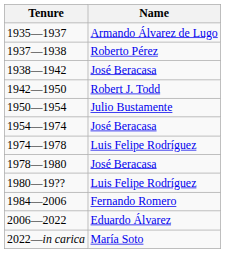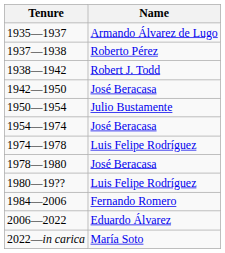(124, 70) José Beracasa -> (125, 70) Robert J. Todd
(125, 88) Robert J. Todd -> (124, 88) José Beracasa
